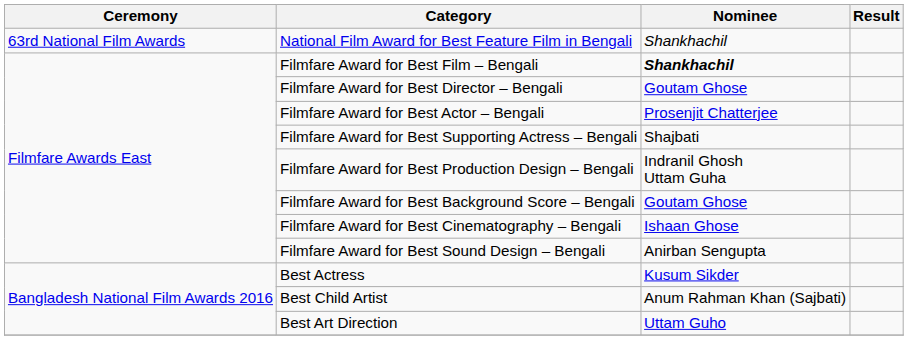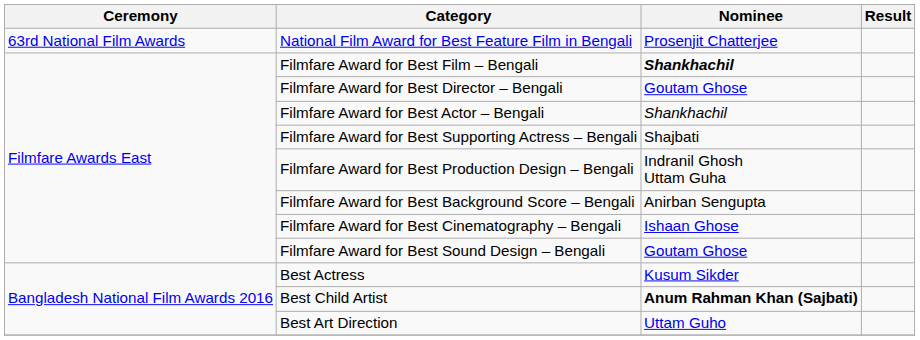(686, 40) Shankhachil -> (711, 40) Prosenjit Chatterjee
(711, 112) Prosenjit Chatterjee -> (686, 112) Shankhachil
(696, 202) Goutam Ghose -> (705, 202) Anirban Sengupta
(705, 250) Anirban Sengupta -> (696, 250) Goutam Ghose
(745, 298) normal -> (751, 298) bold
